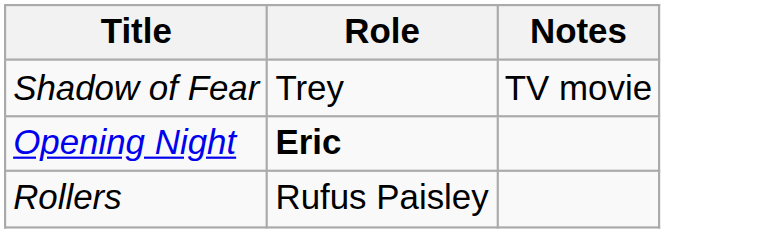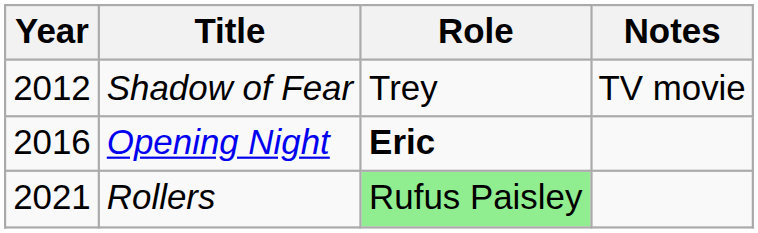+ column: (52, 32)
(382, 198) no background -> (476, 198) lightgreen background
